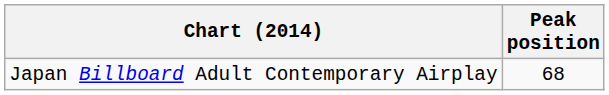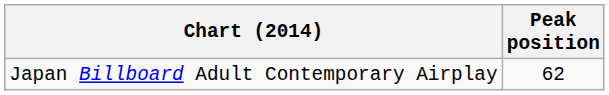(553, 74) 68 -> (553, 74) 62
